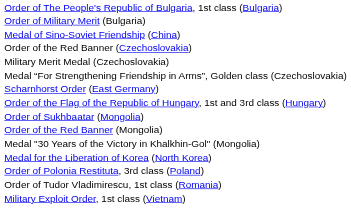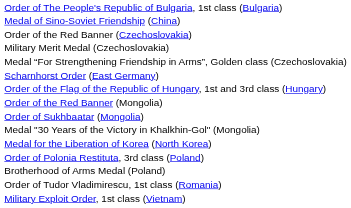- row: (75, 21)
rows swapped: (74, 116) <-> (83, 130)
+ row: (85, 171)
